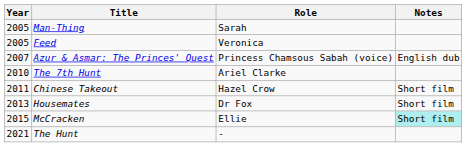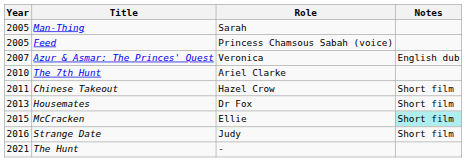(241, 42) Veronica -> (306, 42) Princess Chamsous Sabah (voice)
(306, 58) Princess Chamsous Sabah (voice) -> (241, 58) Veronica
+ row: (67, 134)
